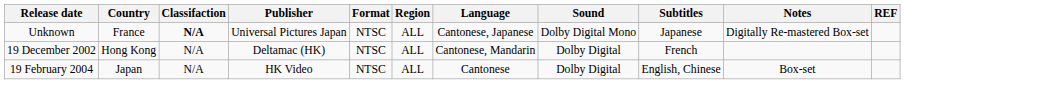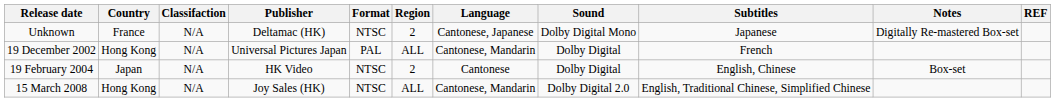(194, 32) bold -> (194, 32) normal
(289, 32) Universal Pictures Japan -> (289, 32) Deltamac (HK)
(413, 32) ALL -> (413, 32) 2
(289, 50) Deltamac (HK) -> (289, 50) Universal Pictures Japan
(371, 50) NTSC -> (371, 50) PAL
(413, 69) ALL -> (413, 69) 2
+ row: (51, 87)
